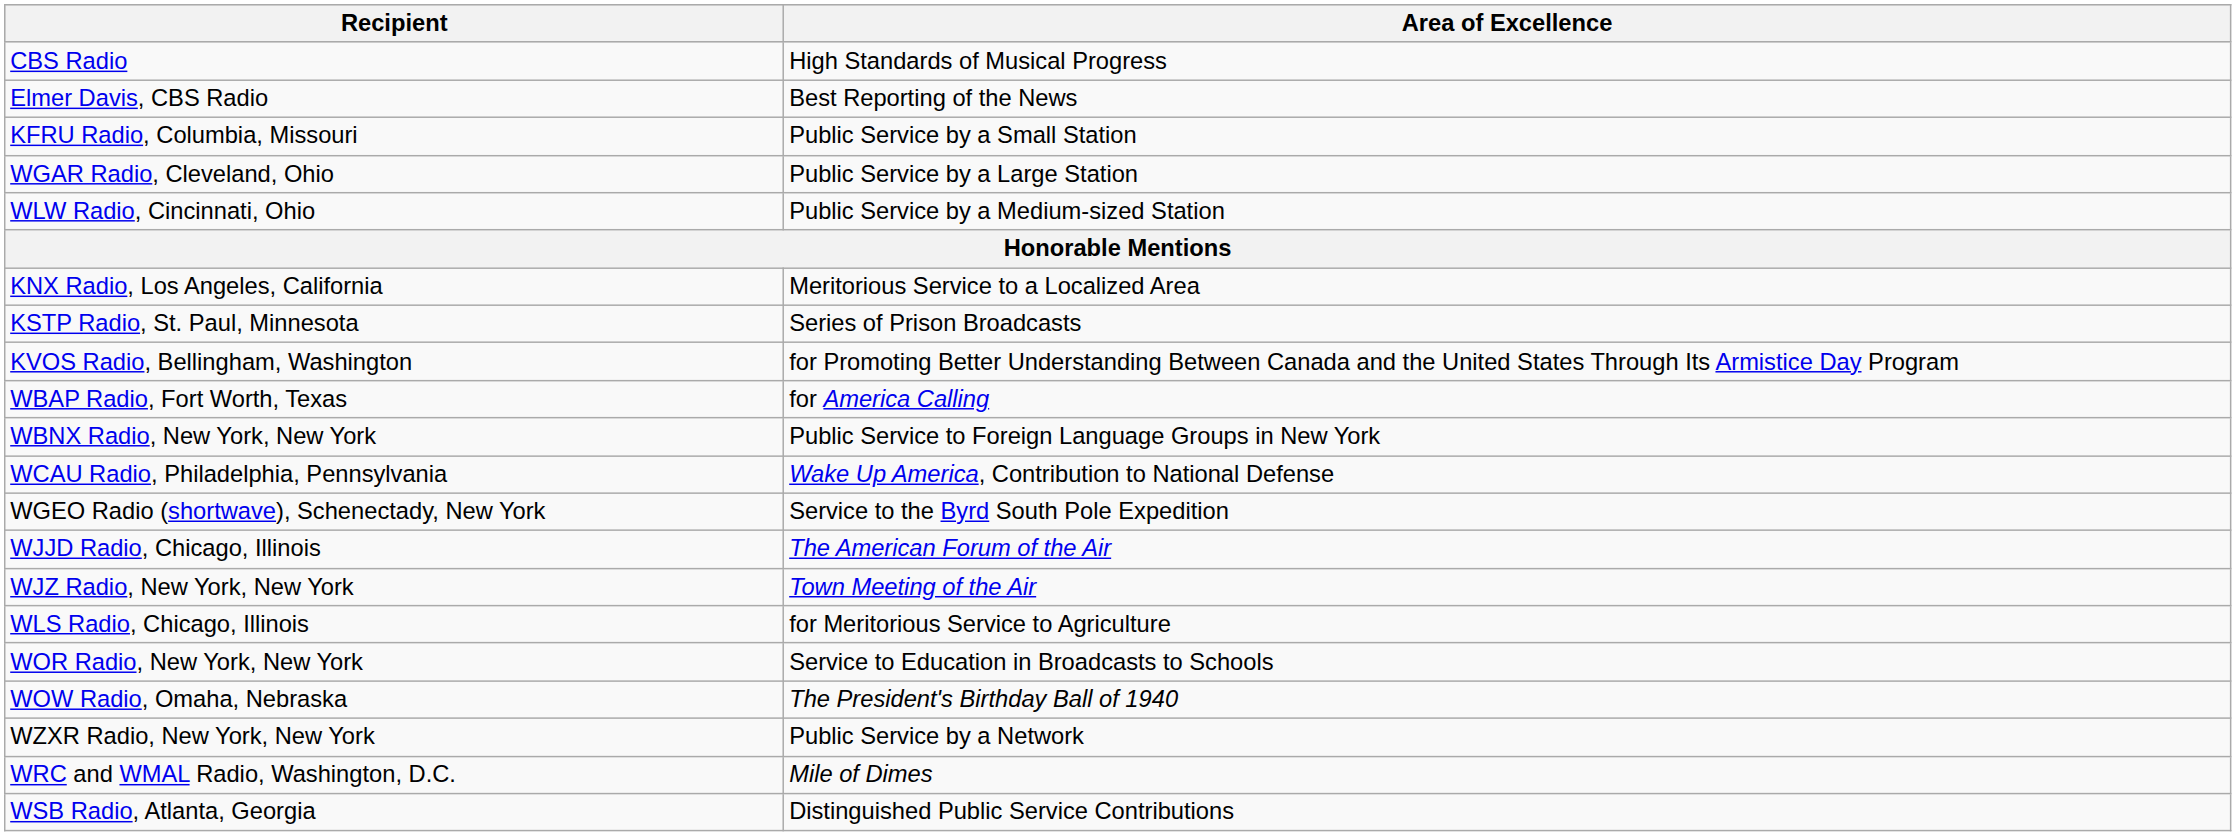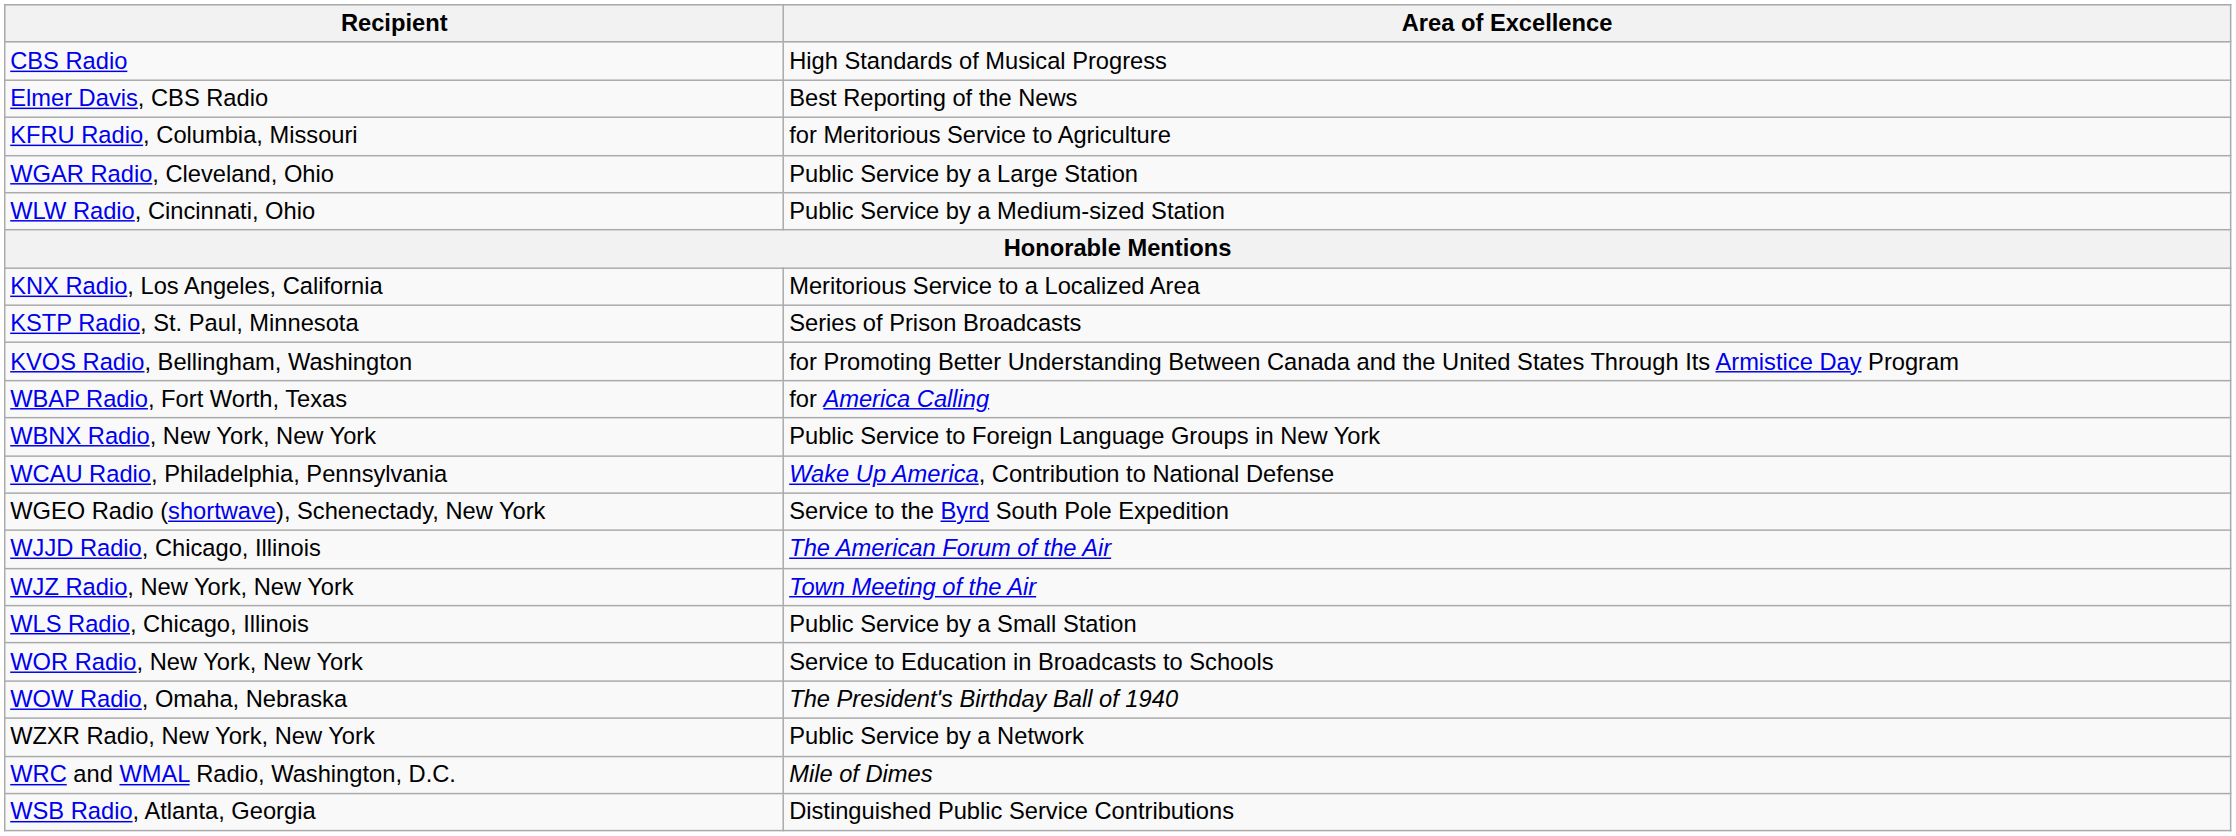(963, 135) Public Service by a Small Station -> (980, 135) for Meritorious Service to Agriculture
(980, 624) for Meritorious Service to Agriculture -> (963, 624) Public Service by a Small Station
